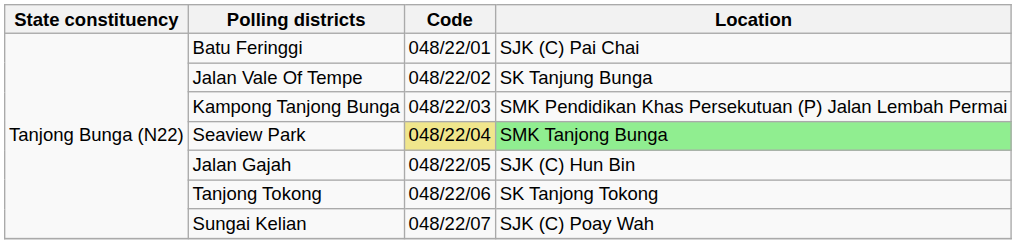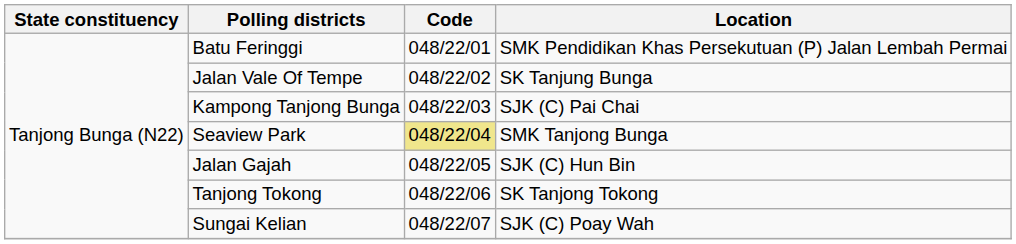(570, 48) SJK (C) Pai Chai -> (753, 48) SMK Pendidikan Khas Persekutuan (P) Jalan Lembah Permai
(753, 106) SMK Pendidikan Khas Persekutuan (P) Jalan Lembah Permai -> (570, 106) SJK (C) Pai Chai
(584, 135) lightgreen background -> (584, 135) no background
